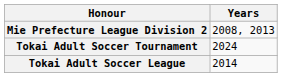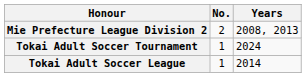+ column: (222, 13)
